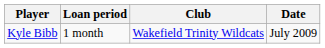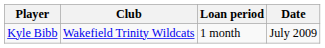columns swapped: (198, 14) <-> (95, 14)
